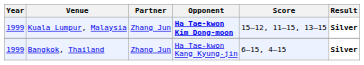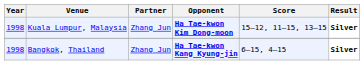(15, 27) 1999 -> (15, 27) 1998
(15, 49) 1999 -> (15, 49) 1998
(206, 49) normal -> (206, 49) bold
